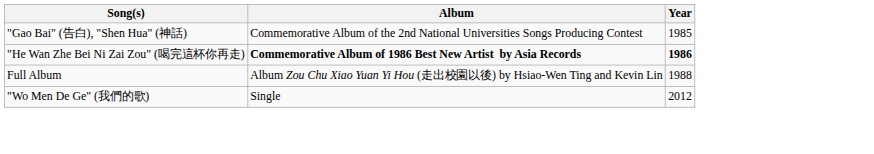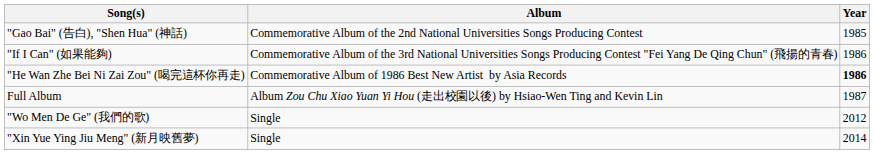+ row: (59, 54)
(416, 54) bold -> (408, 75) normal
(680, 75) 1988 -> (855, 96) 1987
+ row: (103, 138)
